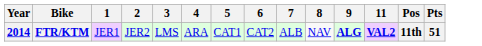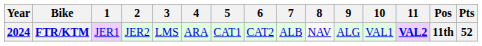+ column: (379, 13)
(19, 31) 2014 -> (19, 31) 2024
(349, 31) bold -> (348, 31) normal
(435, 31) 51 -> (467, 31) 52
